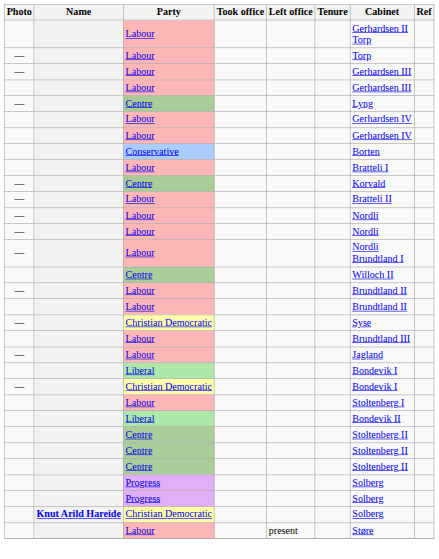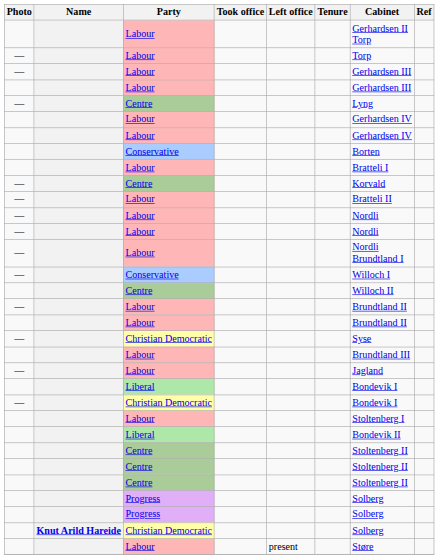+ row: (19, 274)
